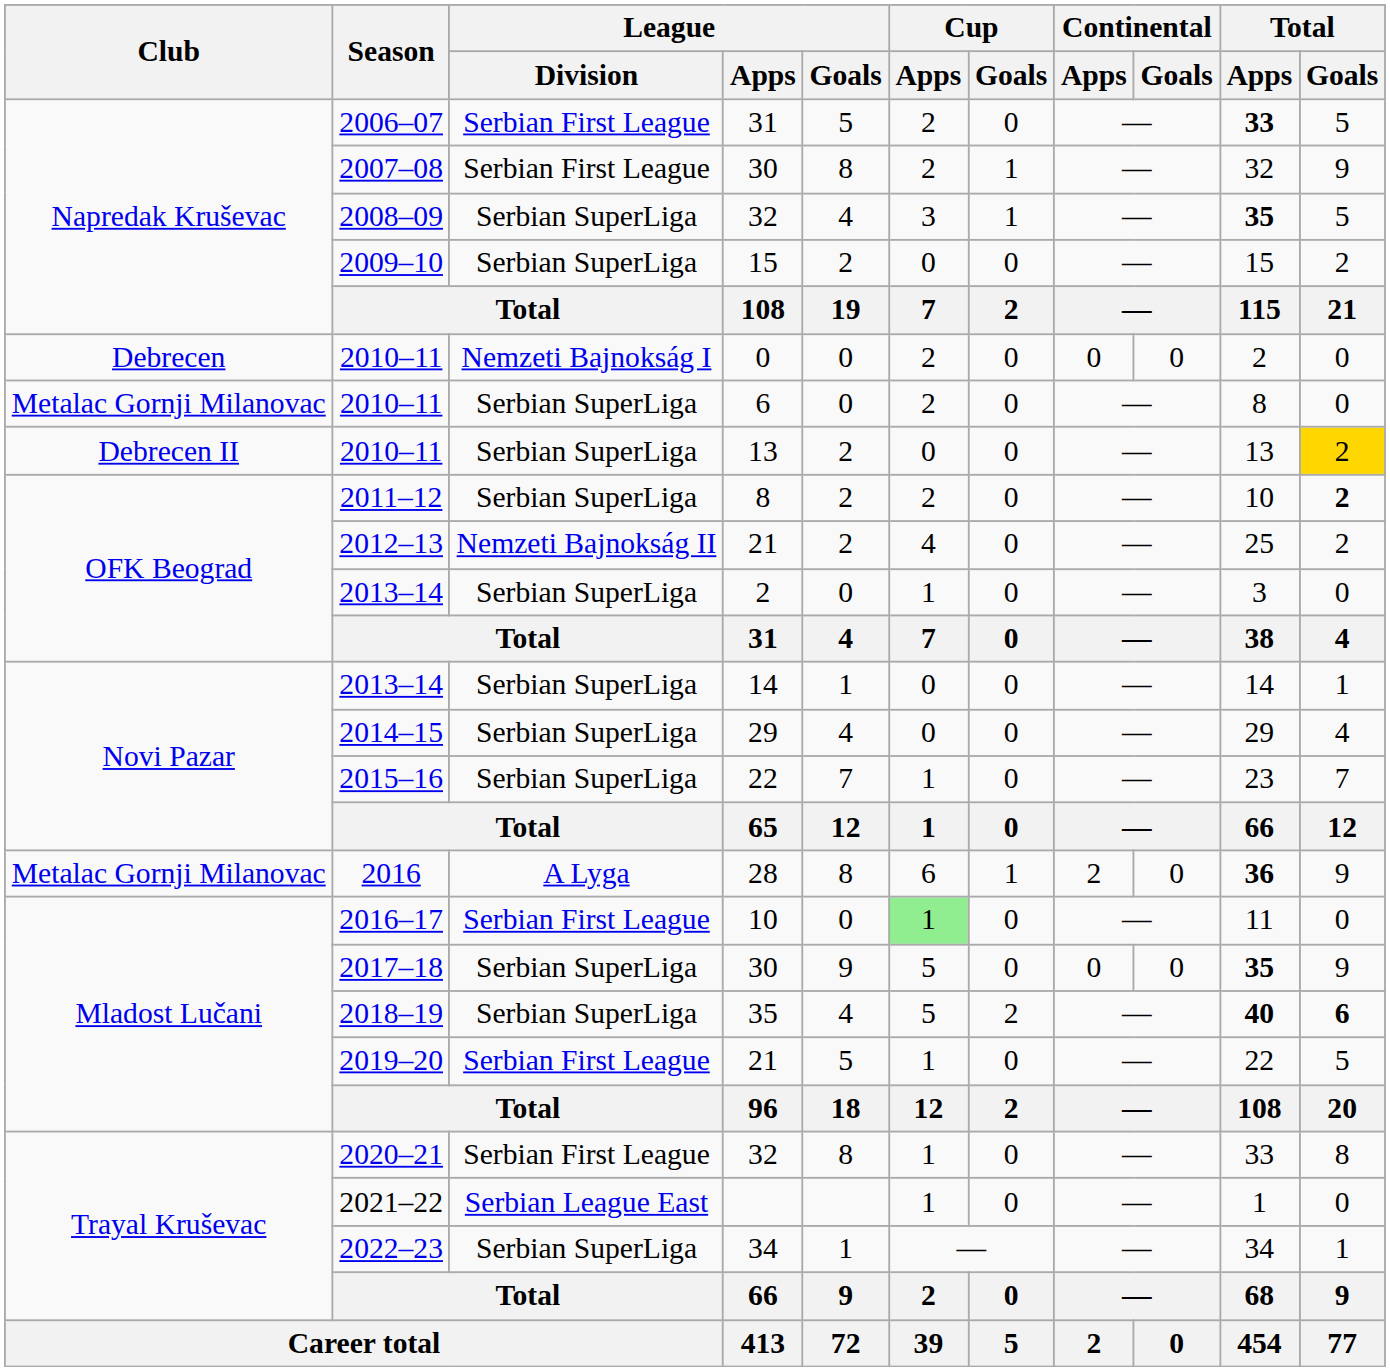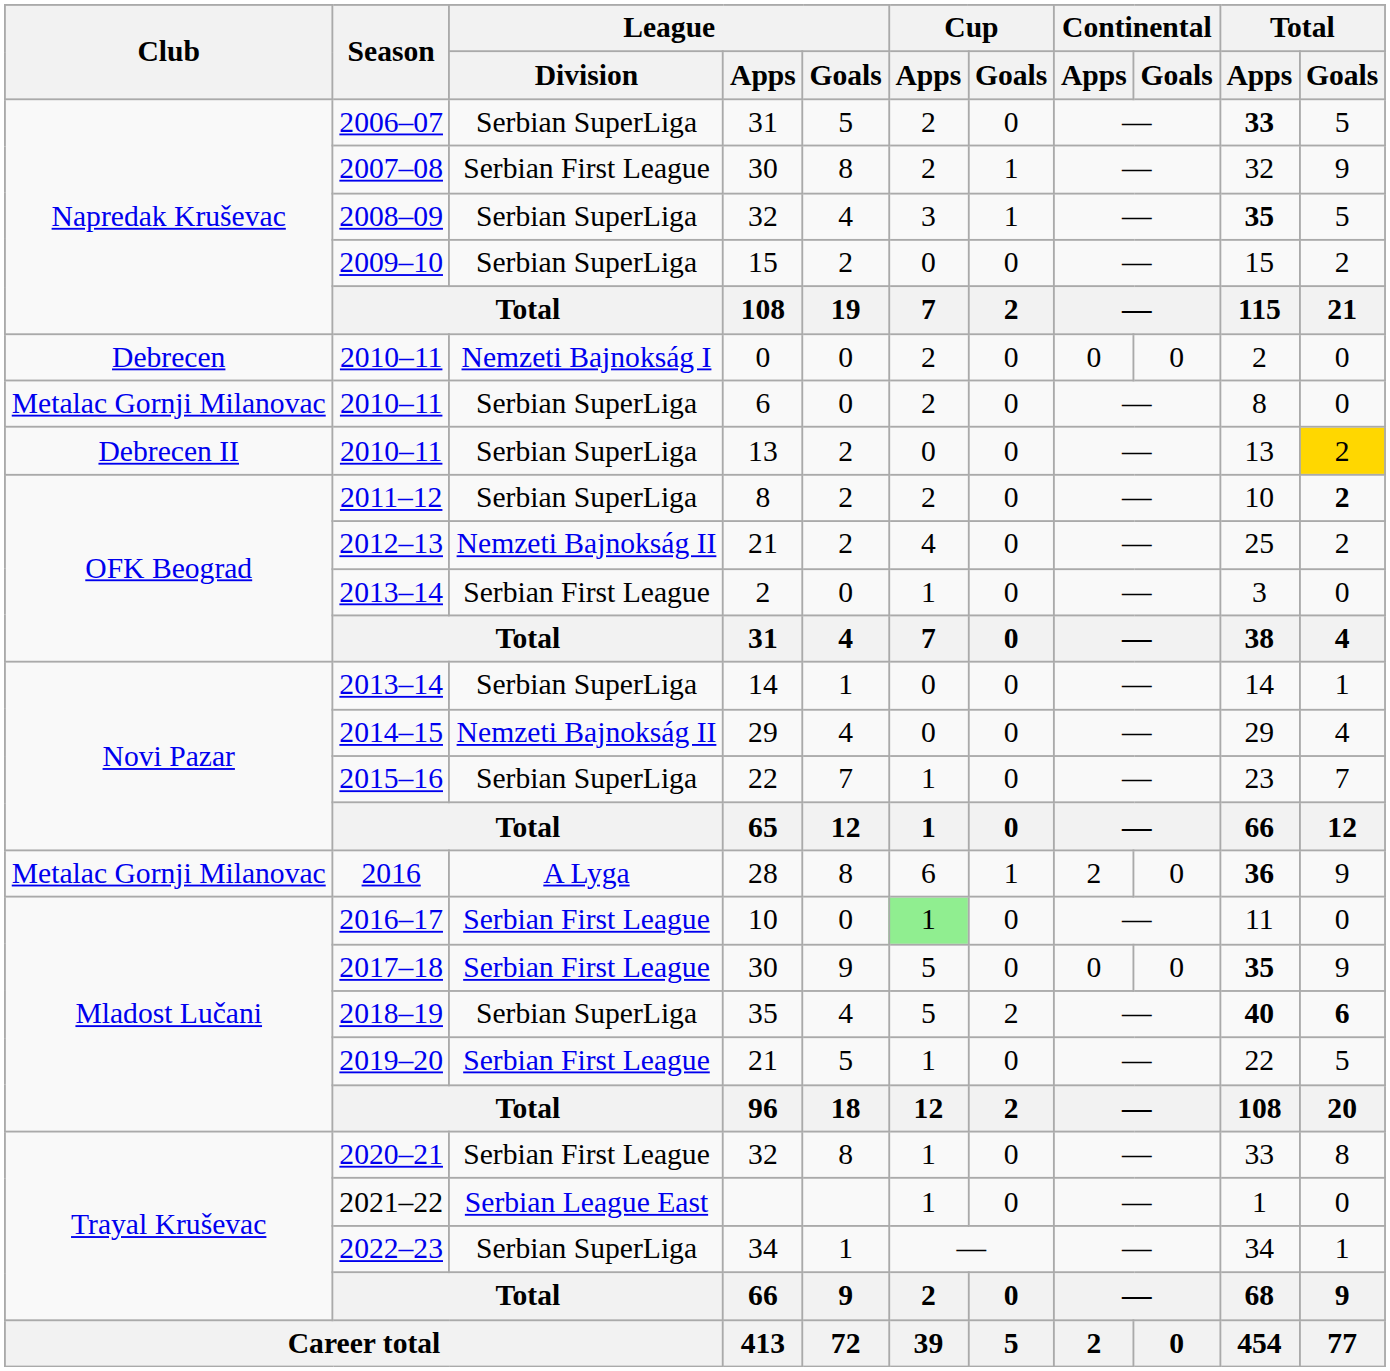(586, 121) Serbian First League -> (586, 121) Serbian SuperLiga
(586, 591) Serbian SuperLiga -> (586, 591) Serbian First League
(586, 732) Serbian SuperLiga -> (586, 732) Nemzeti Bajnokság II
(586, 966) Serbian SuperLiga -> (586, 966) Serbian First League
